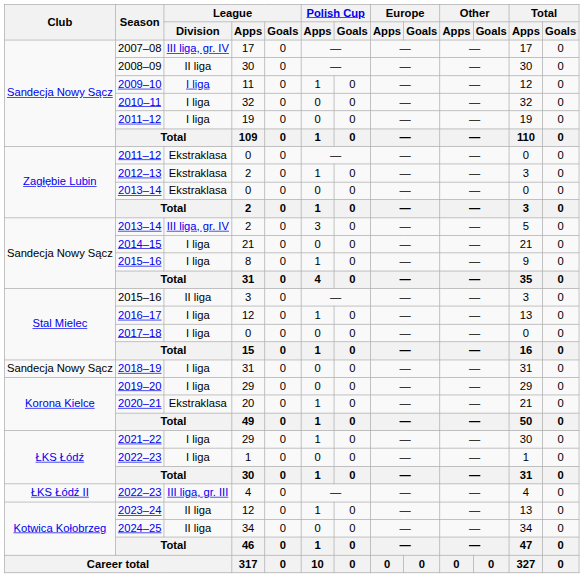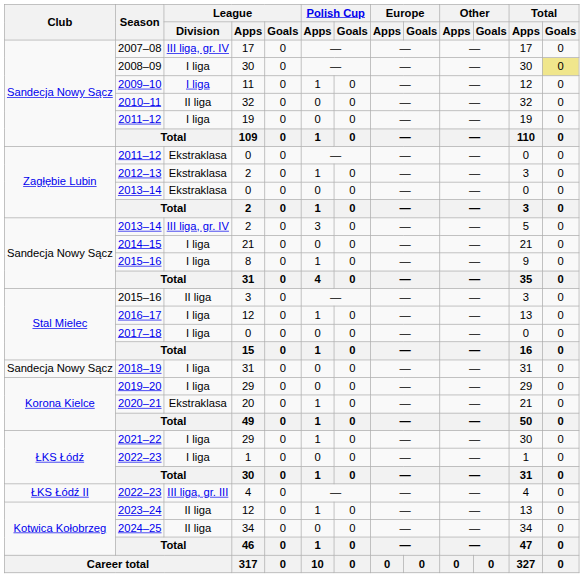(198, 66) II liga -> (198, 66) I liga
(561, 66) no background -> (561, 66) khaki background
(198, 102) I liga -> (198, 102) II liga
